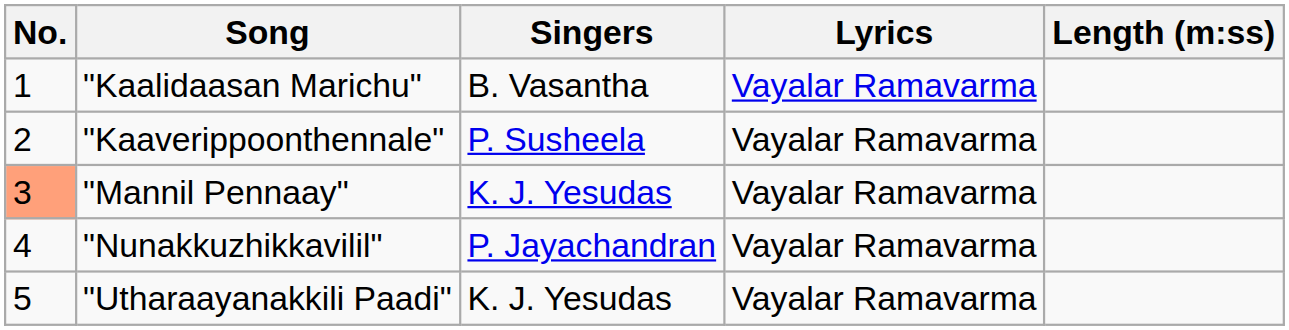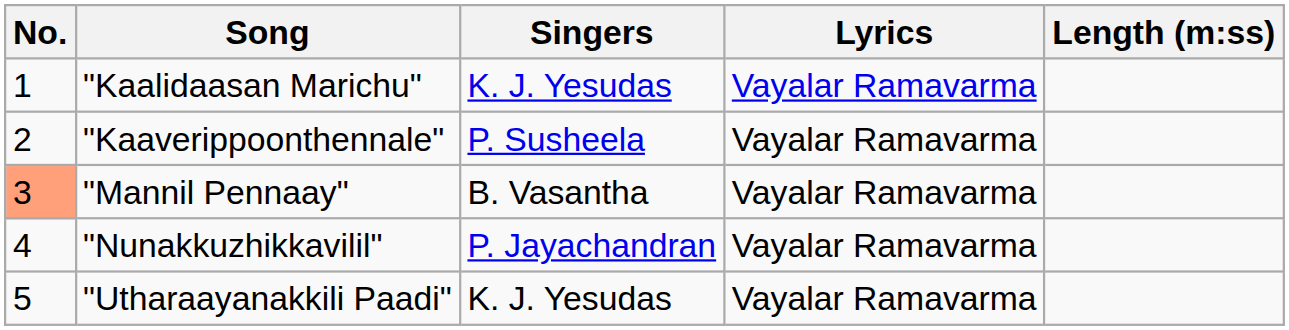(558, 85) B. Vasantha -> (570, 85) K. J. Yesudas
(570, 192) K. J. Yesudas -> (558, 192) B. Vasantha
